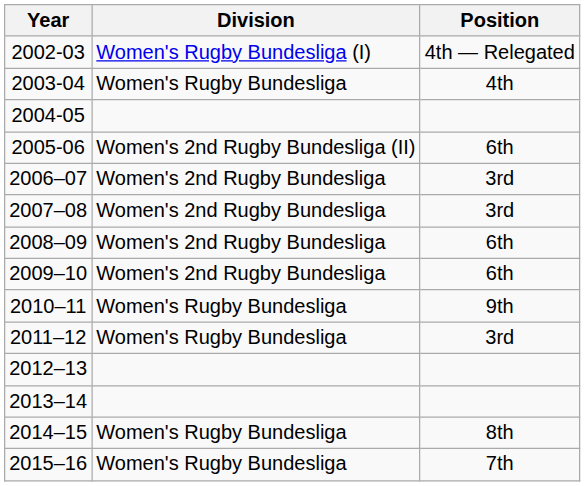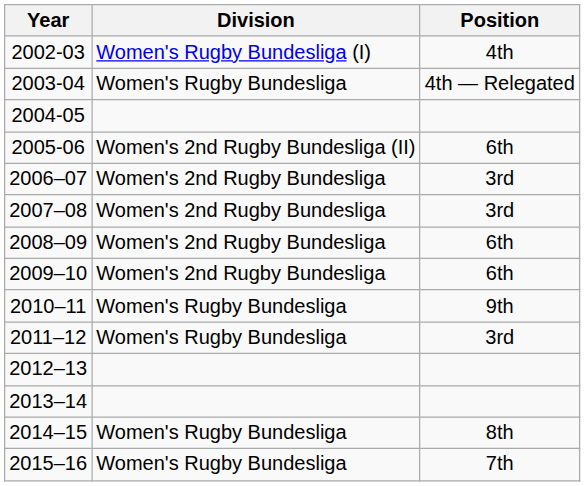(500, 52) 4th — Relegated -> (500, 52) 4th
(500, 83) 4th -> (500, 83) 4th — Relegated
